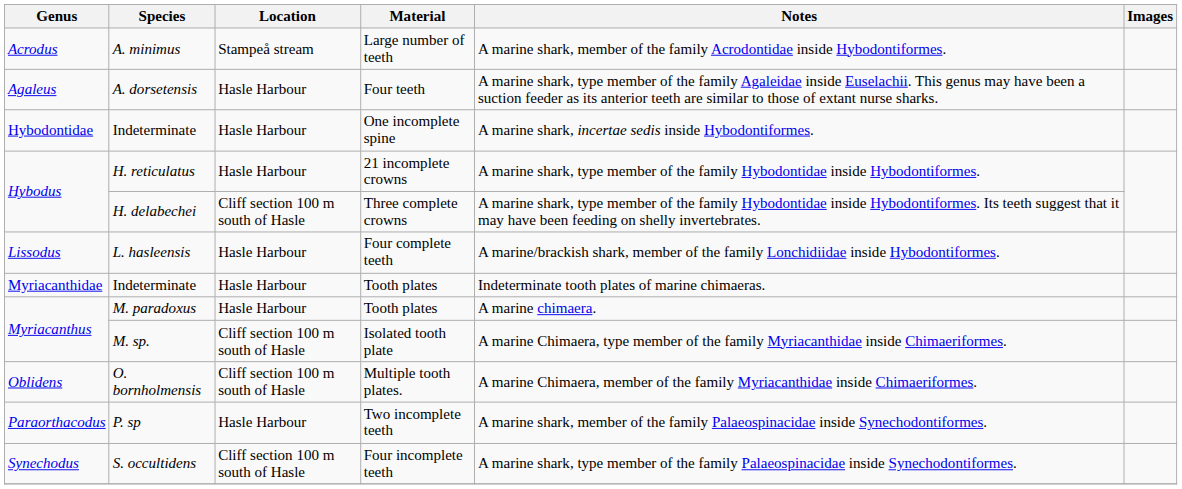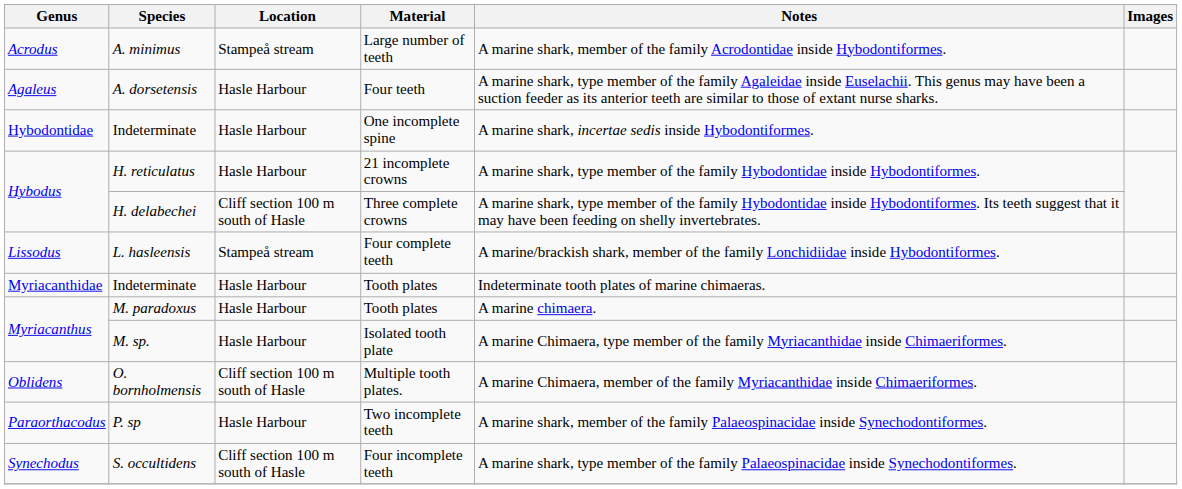(262, 252) Hasle Harbour -> (266, 252) Stampeå stream
(276, 341) Cliff section 100 m south of Hasle -> (262, 341) Hasle Harbour
